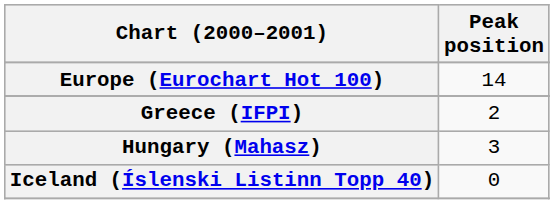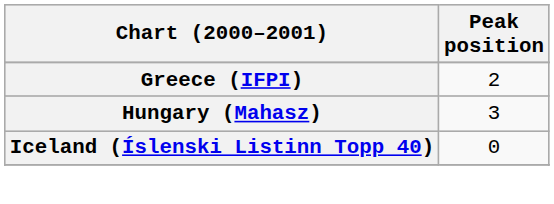- row: (222, 80)
